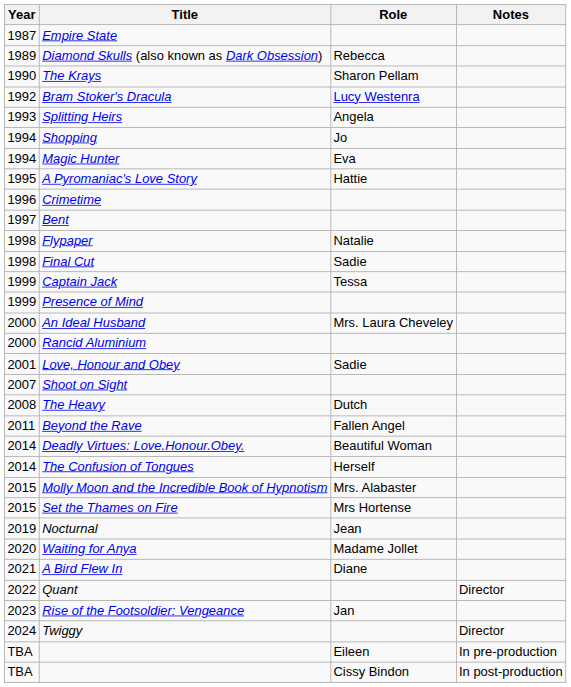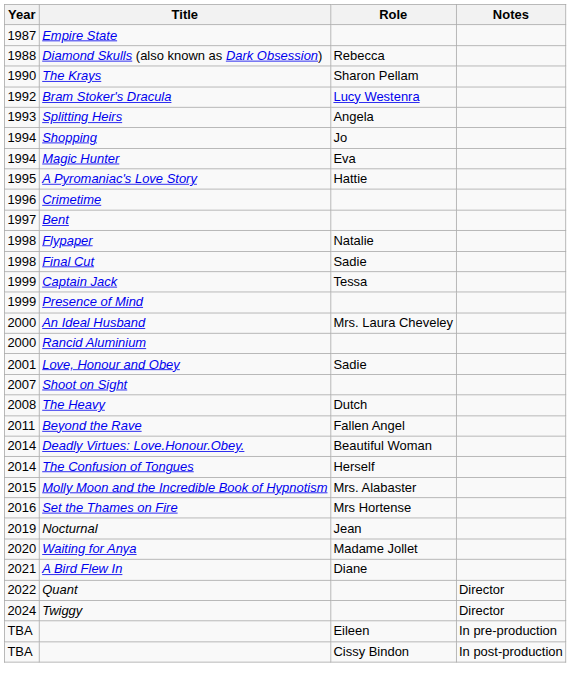(22, 55) 1989 -> (22, 55) 1988
(22, 508) 2015 -> (22, 508) 2016
- row: (143, 610)
